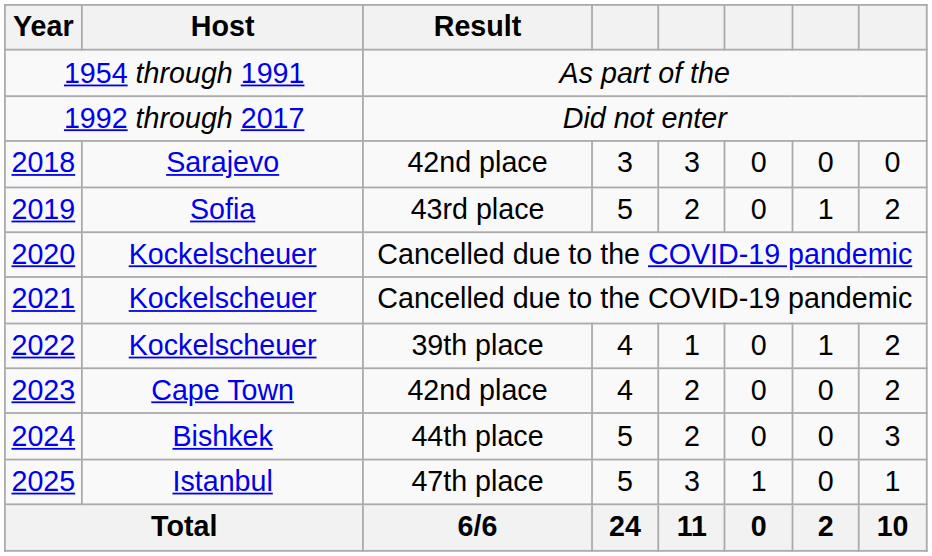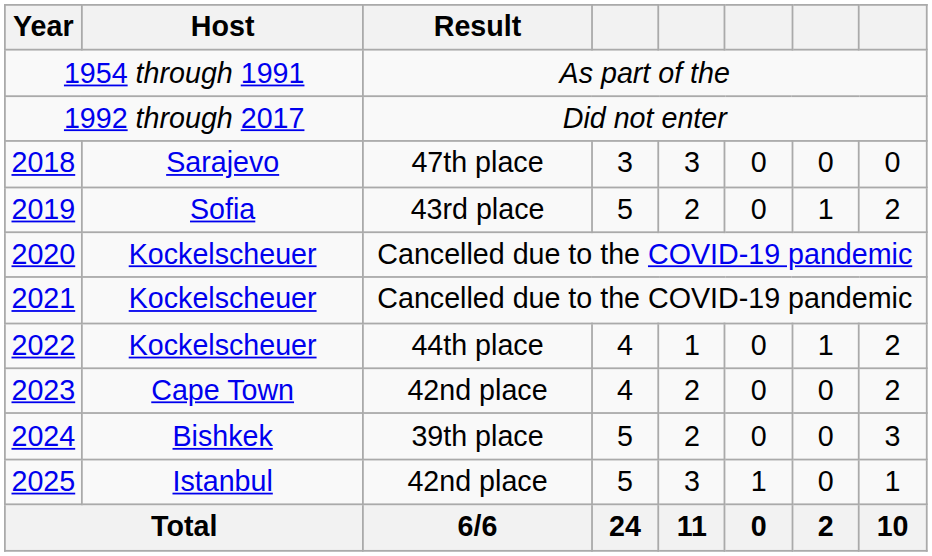(477, 163) 42nd place -> (478, 163) 47th place
(478, 345) 39th place -> (478, 345) 44th place
(478, 436) 44th place -> (478, 436) 39th place
(478, 481) 47th place -> (477, 481) 42nd place
